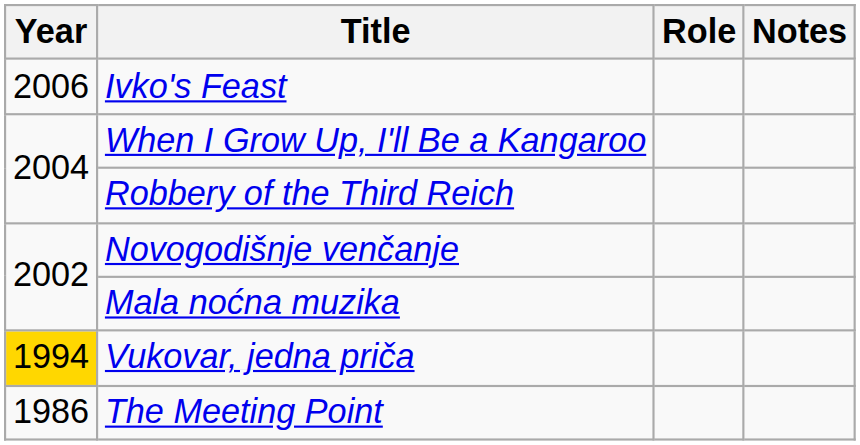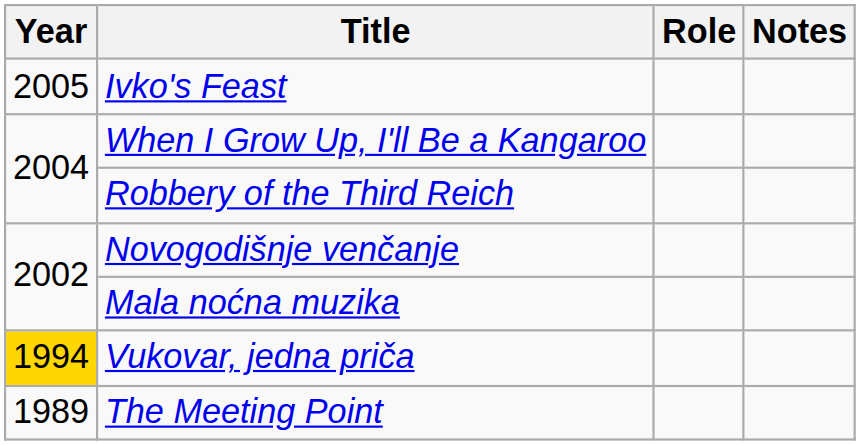(51, 85) 2006 -> (51, 85) 2005
(51, 411) 1986 -> (51, 411) 1989
